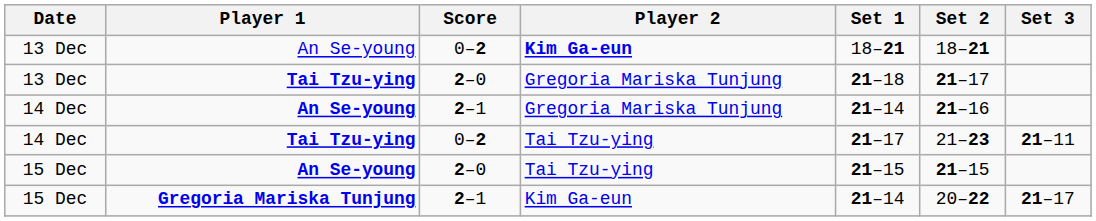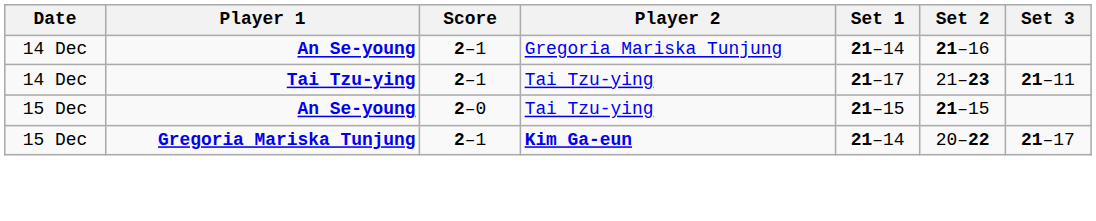- row: (55, 50)
- row: (55, 80)
(470, 140) 0–2 -> (470, 80) 2–1
(578, 200) normal -> (578, 140) bold
